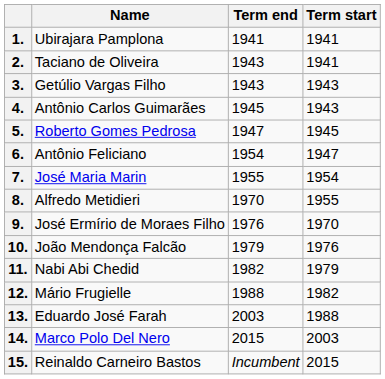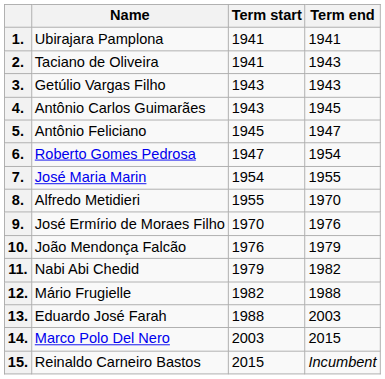columns swapped: (341, 16) <-> (266, 16)
(115, 131) Roberto Gomes Pedrosa -> (91, 131) Antônio Feliciano
(91, 154) Antônio Feliciano -> (115, 154) Roberto Gomes Pedrosa
